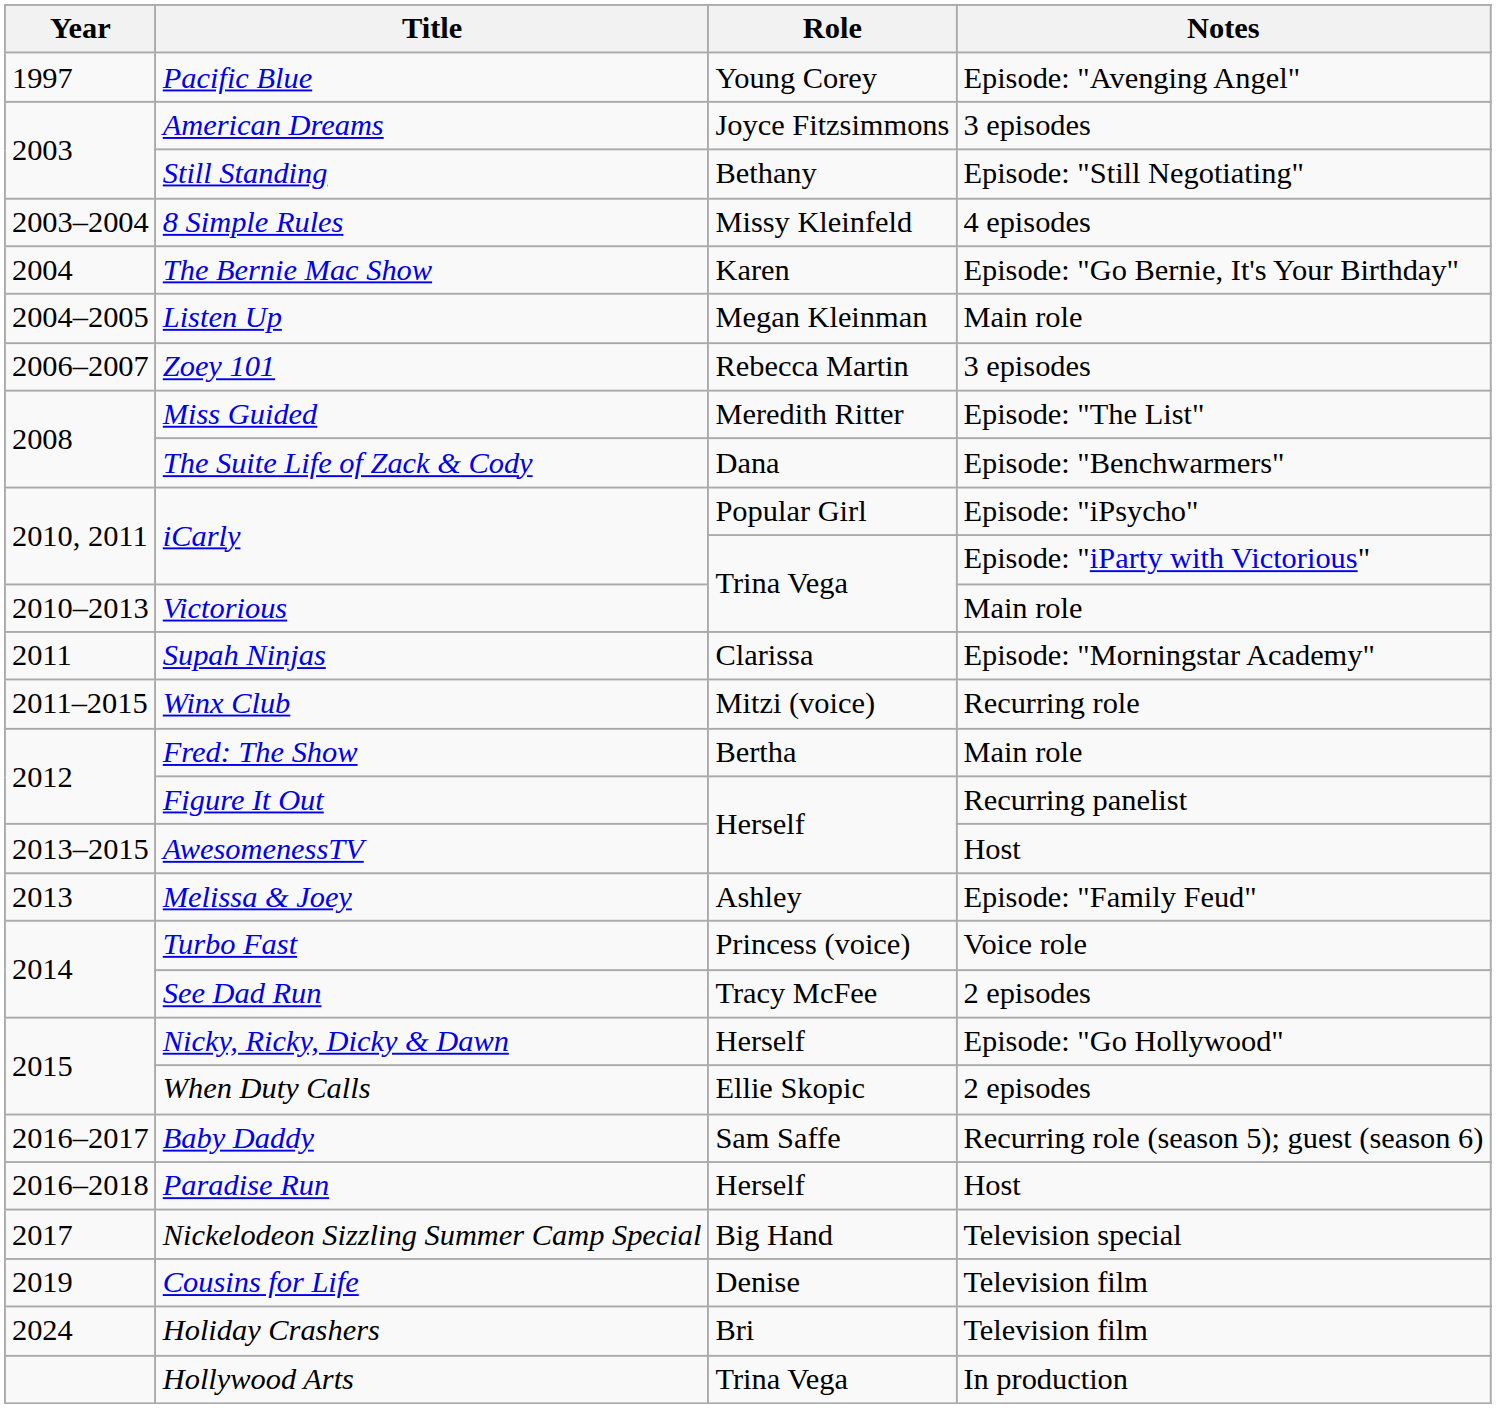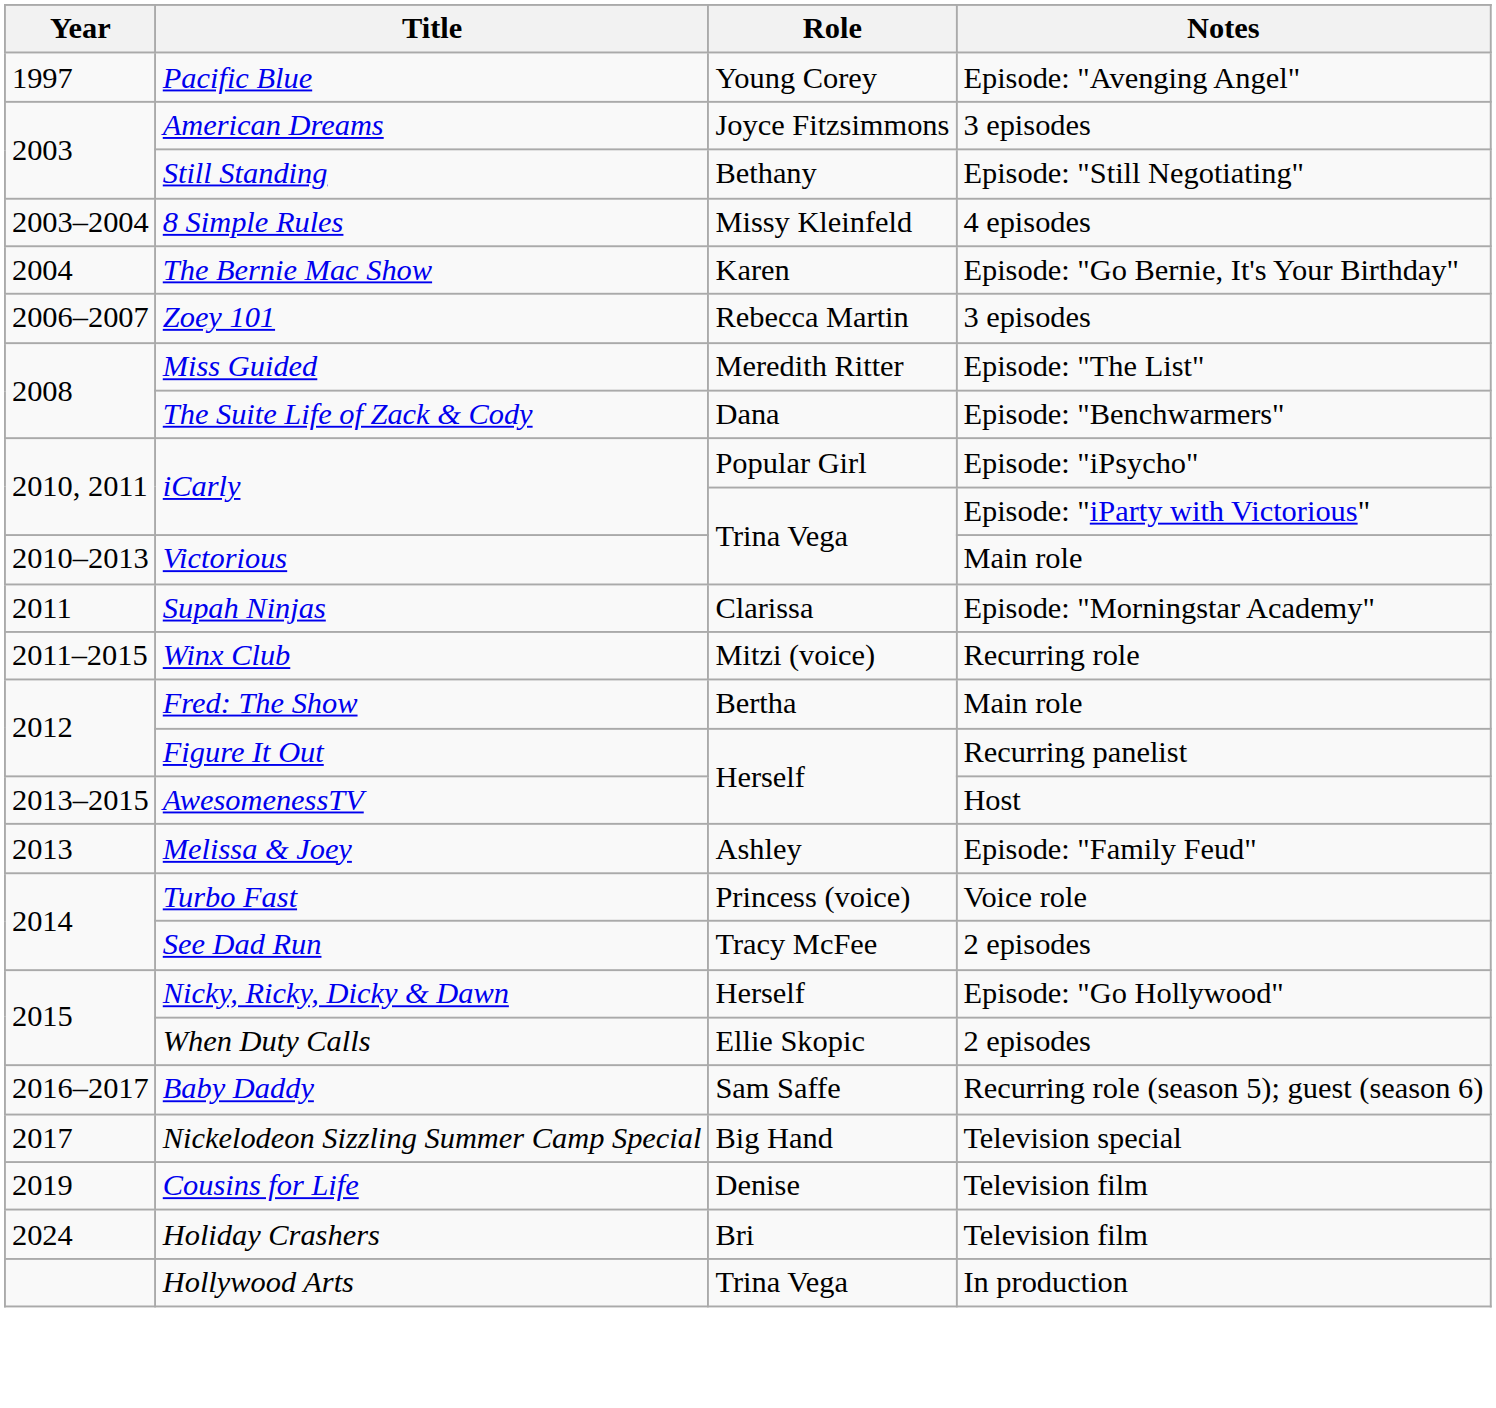- row: (222, 317)
- row: (246, 1185)
